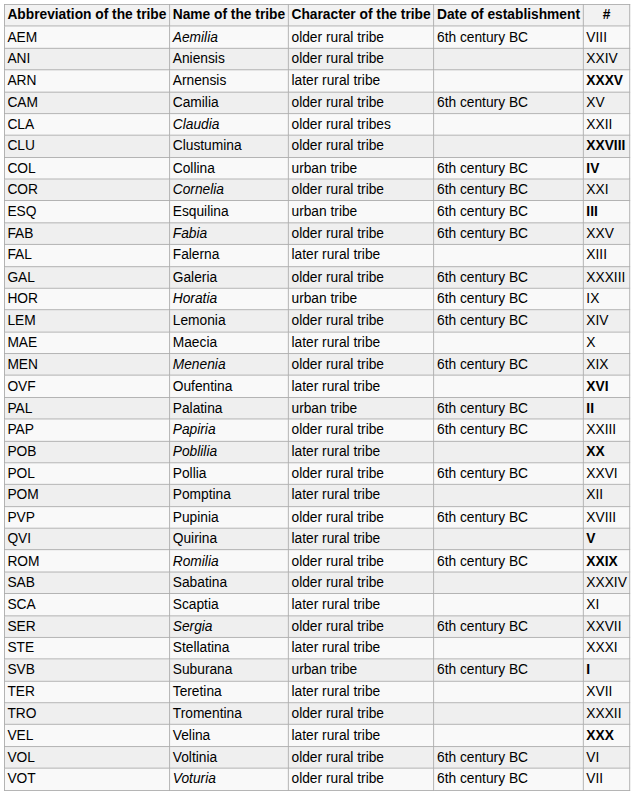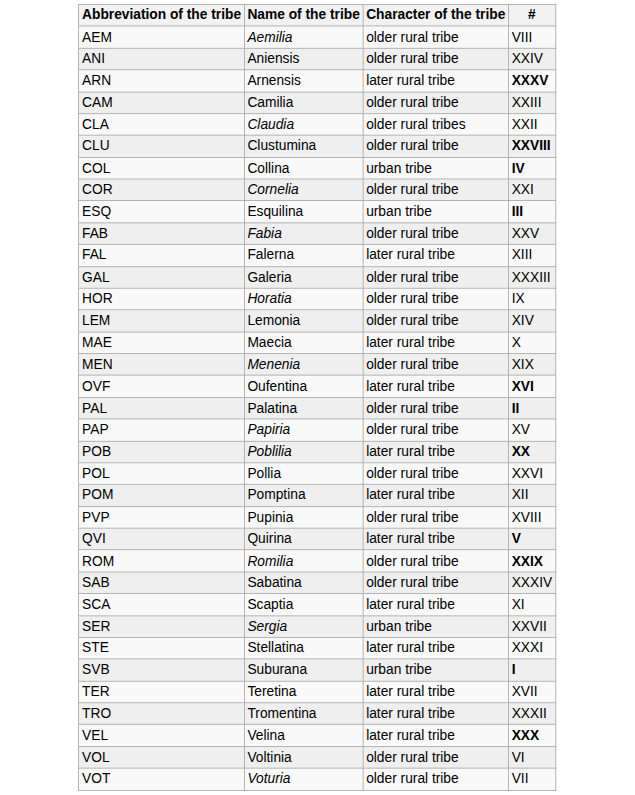- column: (508, 15)
(595, 102) XV -> (527, 102) XXIII
(324, 299) urban tribe -> (412, 299) older rural tribe
(324, 408) urban tribe -> (412, 408) older rural tribe
(601, 430) XXIII -> (521, 430) XV
(338, 626) older rural tribe -> (399, 626) urban tribe
(338, 713) older rural tribe -> (410, 713) later rural tribe
